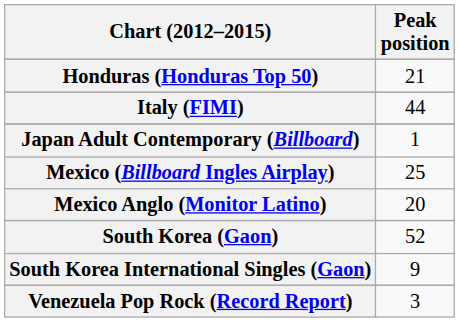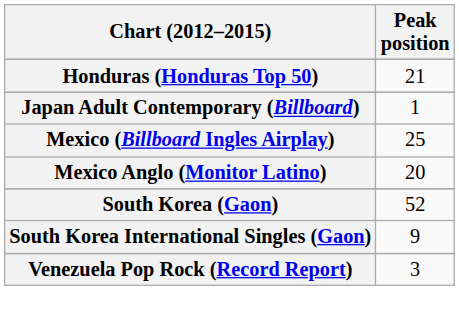- row: (190, 107)
